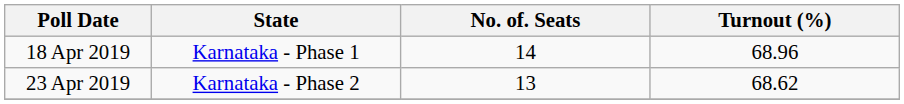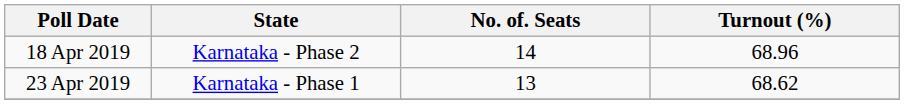(276, 52) Karnataka - Phase 1 -> (276, 52) Karnataka - Phase 2
(276, 83) Karnataka - Phase 2 -> (276, 83) Karnataka - Phase 1
